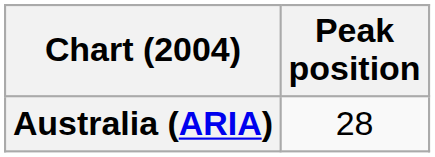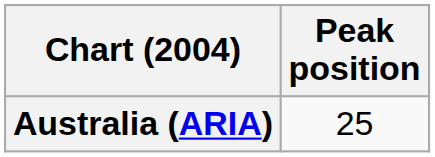(355, 123) 28 -> (355, 123) 25
